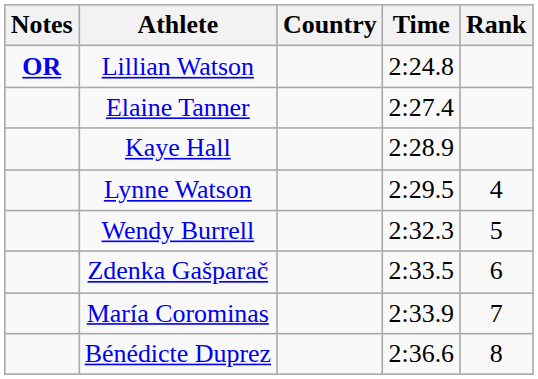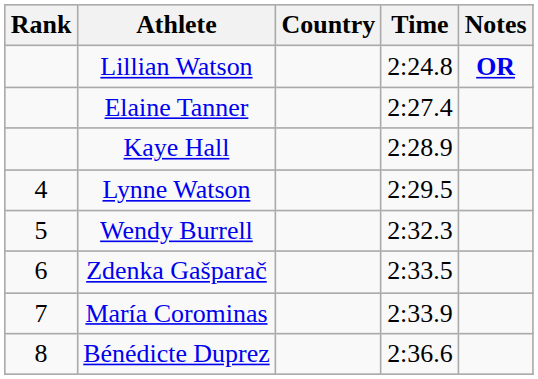columns swapped: (496, 25) <-> (42, 25)
